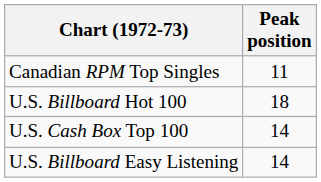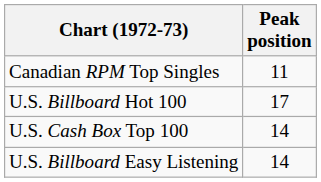(279, 101) 18 -> (279, 101) 17
